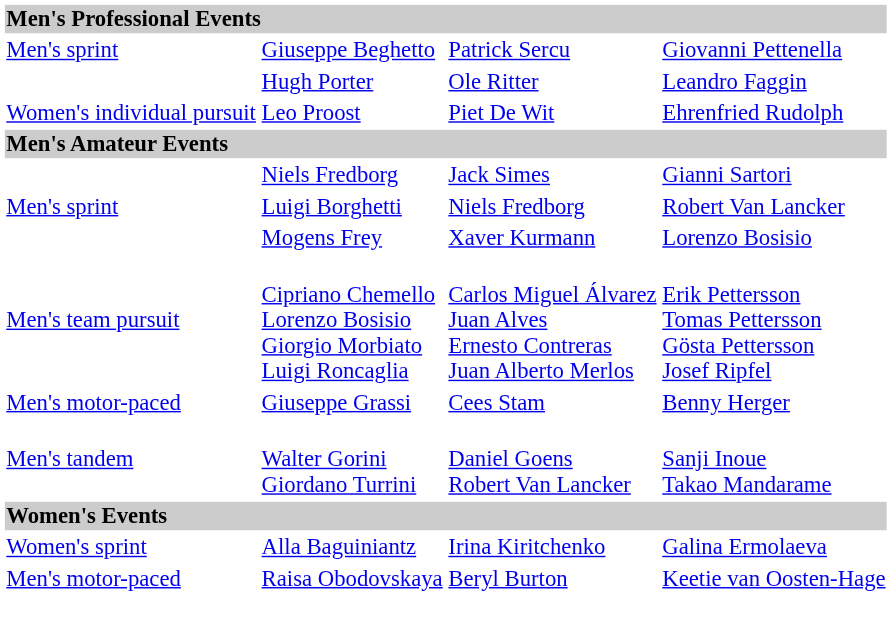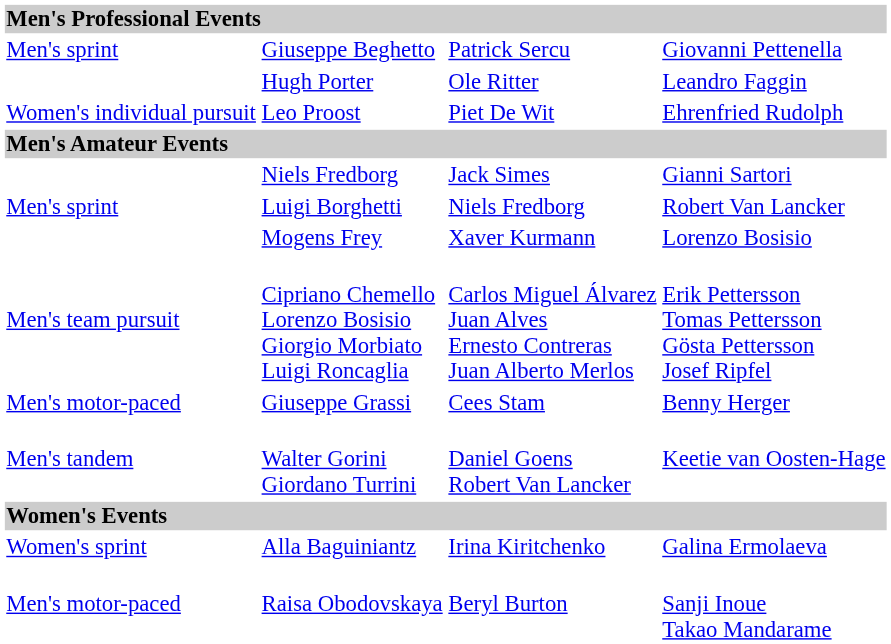(747, 471) Sanji Inoue Takao Mandarame -> (774, 459) Keetie van Oosten-Hage
(774, 578) Keetie van Oosten-Hage -> (747, 616) Sanji Inoue Takao Mandarame
